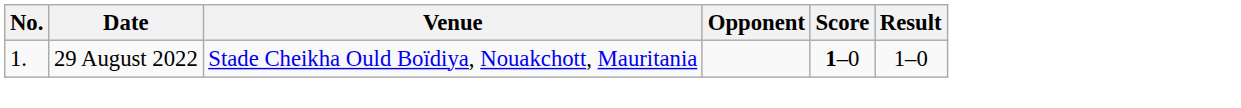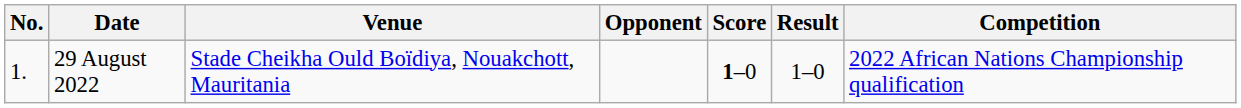+ column: (1040, 22)
